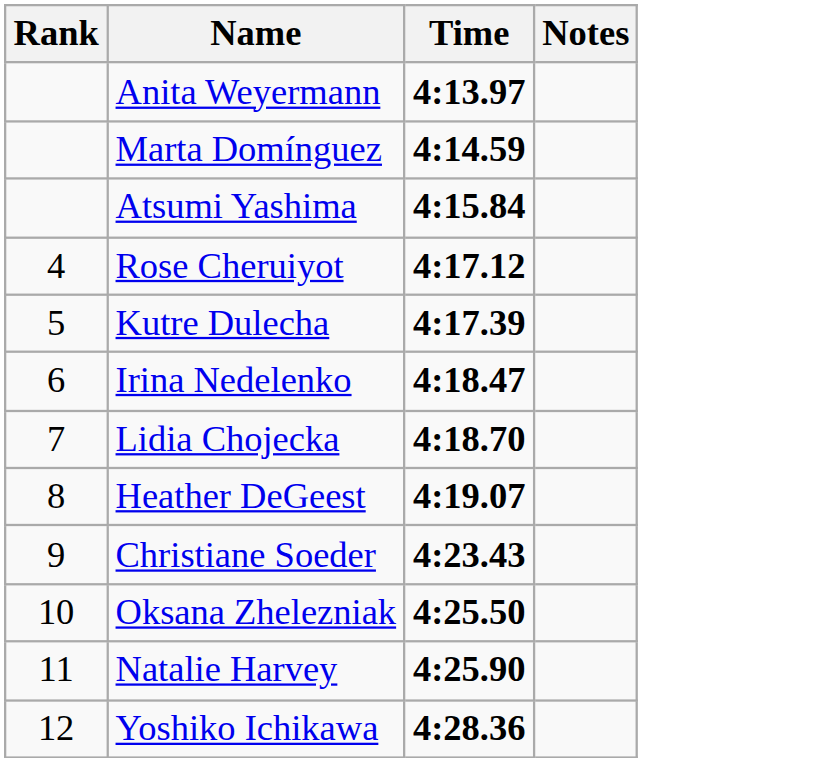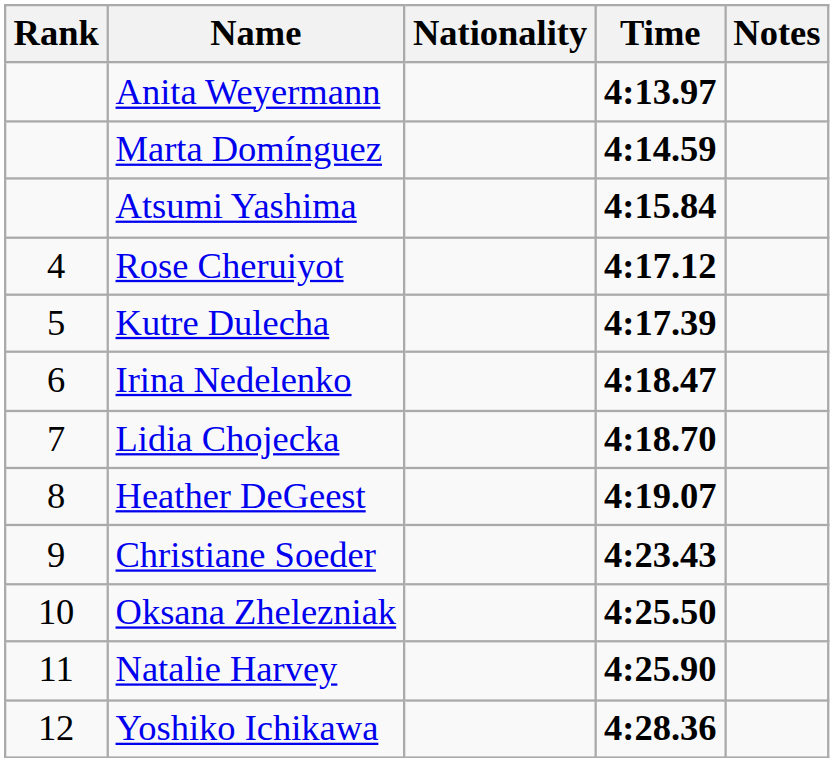+ column: (500, 33)
